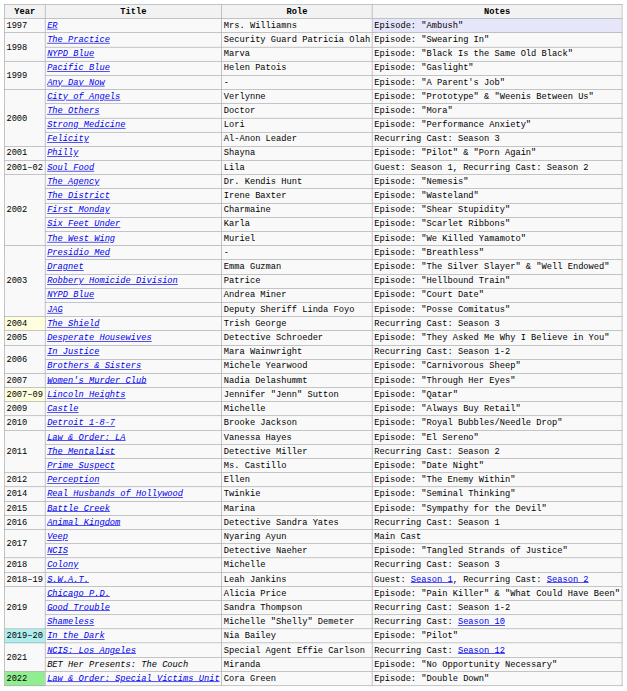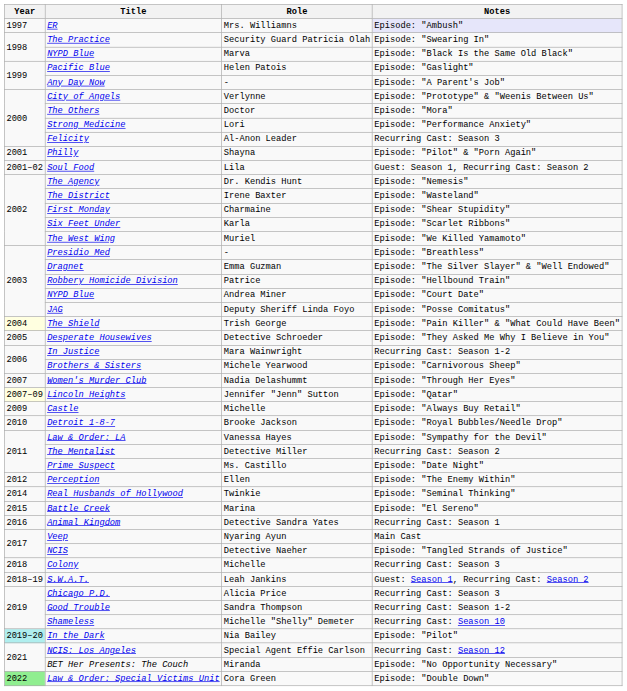(437, 324) Recurring Cast: Season 3 -> (497, 324) Episode: "Pain Killer" & "What Could Have Been"
(427, 437) Episode: "El Sereno" -> (461, 437) Episode: "Sympathy for the Devil"
(461, 508) Episode: "Sympathy for the Devil" -> (427, 508) Episode: "El Sereno"
(497, 593) Episode: "Pain Killer" & "What Could Have Been" -> (437, 593) Recurring Cast: Season 3
